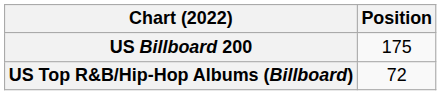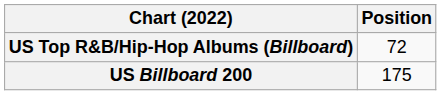rows swapped: (181, 47) <-> (181, 75)
